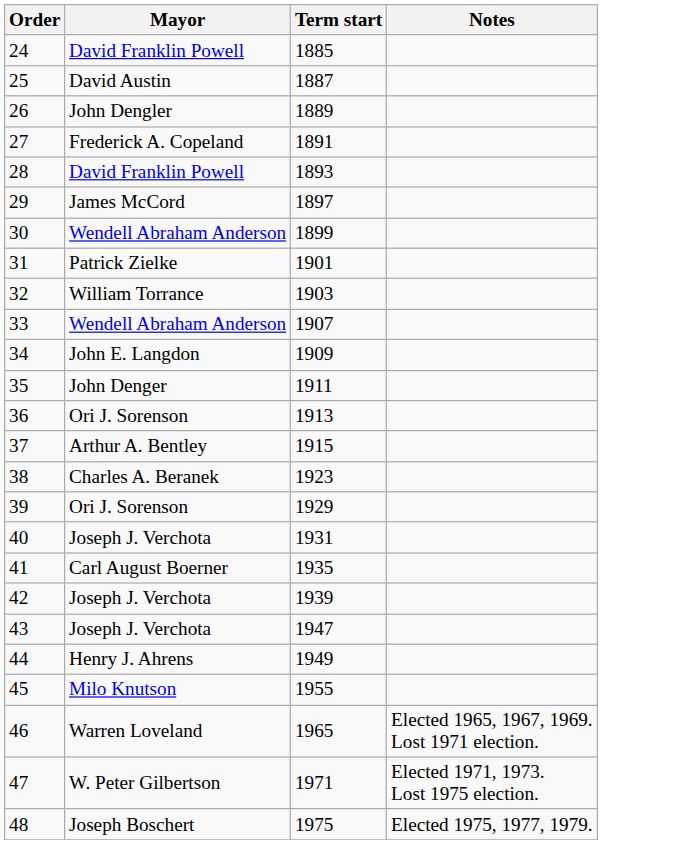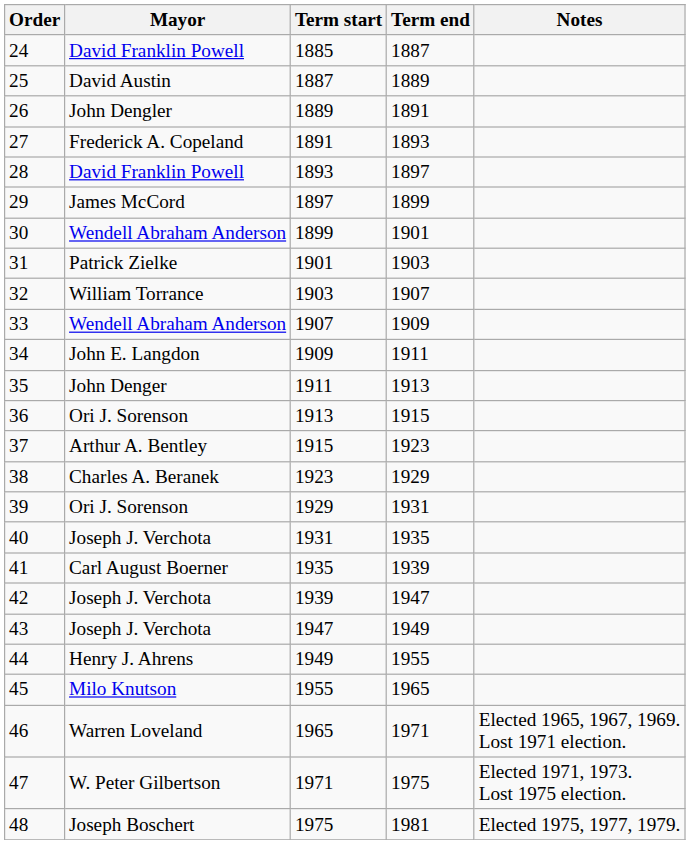+ column: (430, 19)
